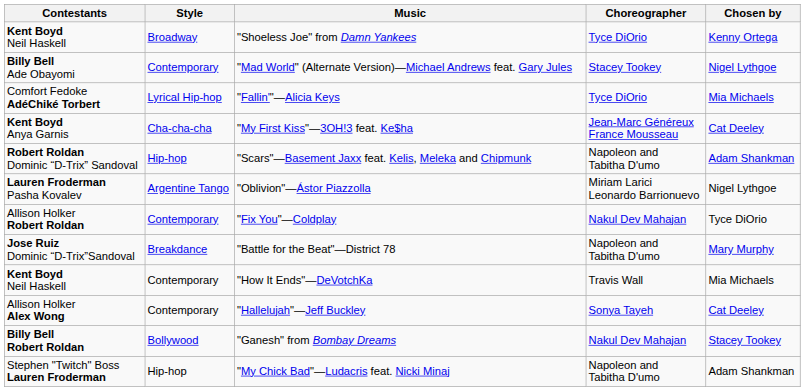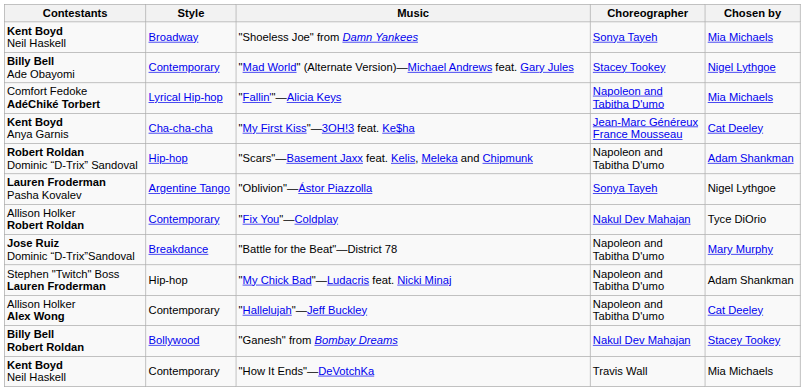(618, 37) Tyce DiOrio -> (625, 37) Sonya Tayeh
(743, 37) Kenny Ortega -> (740, 37) Mia Michaels
(618, 98) Tyce DiOrio -> (628, 98) Napoleon and Tabitha D'umo
(644, 189) Miriam Larici Leonardo Barrionuevo -> (625, 189) Sonya Tayeh
rows swapped: (343, 371) <-> (305, 280)
(621, 310) Sonya Tayeh -> (628, 310) Napoleon and Tabitha D'umo
